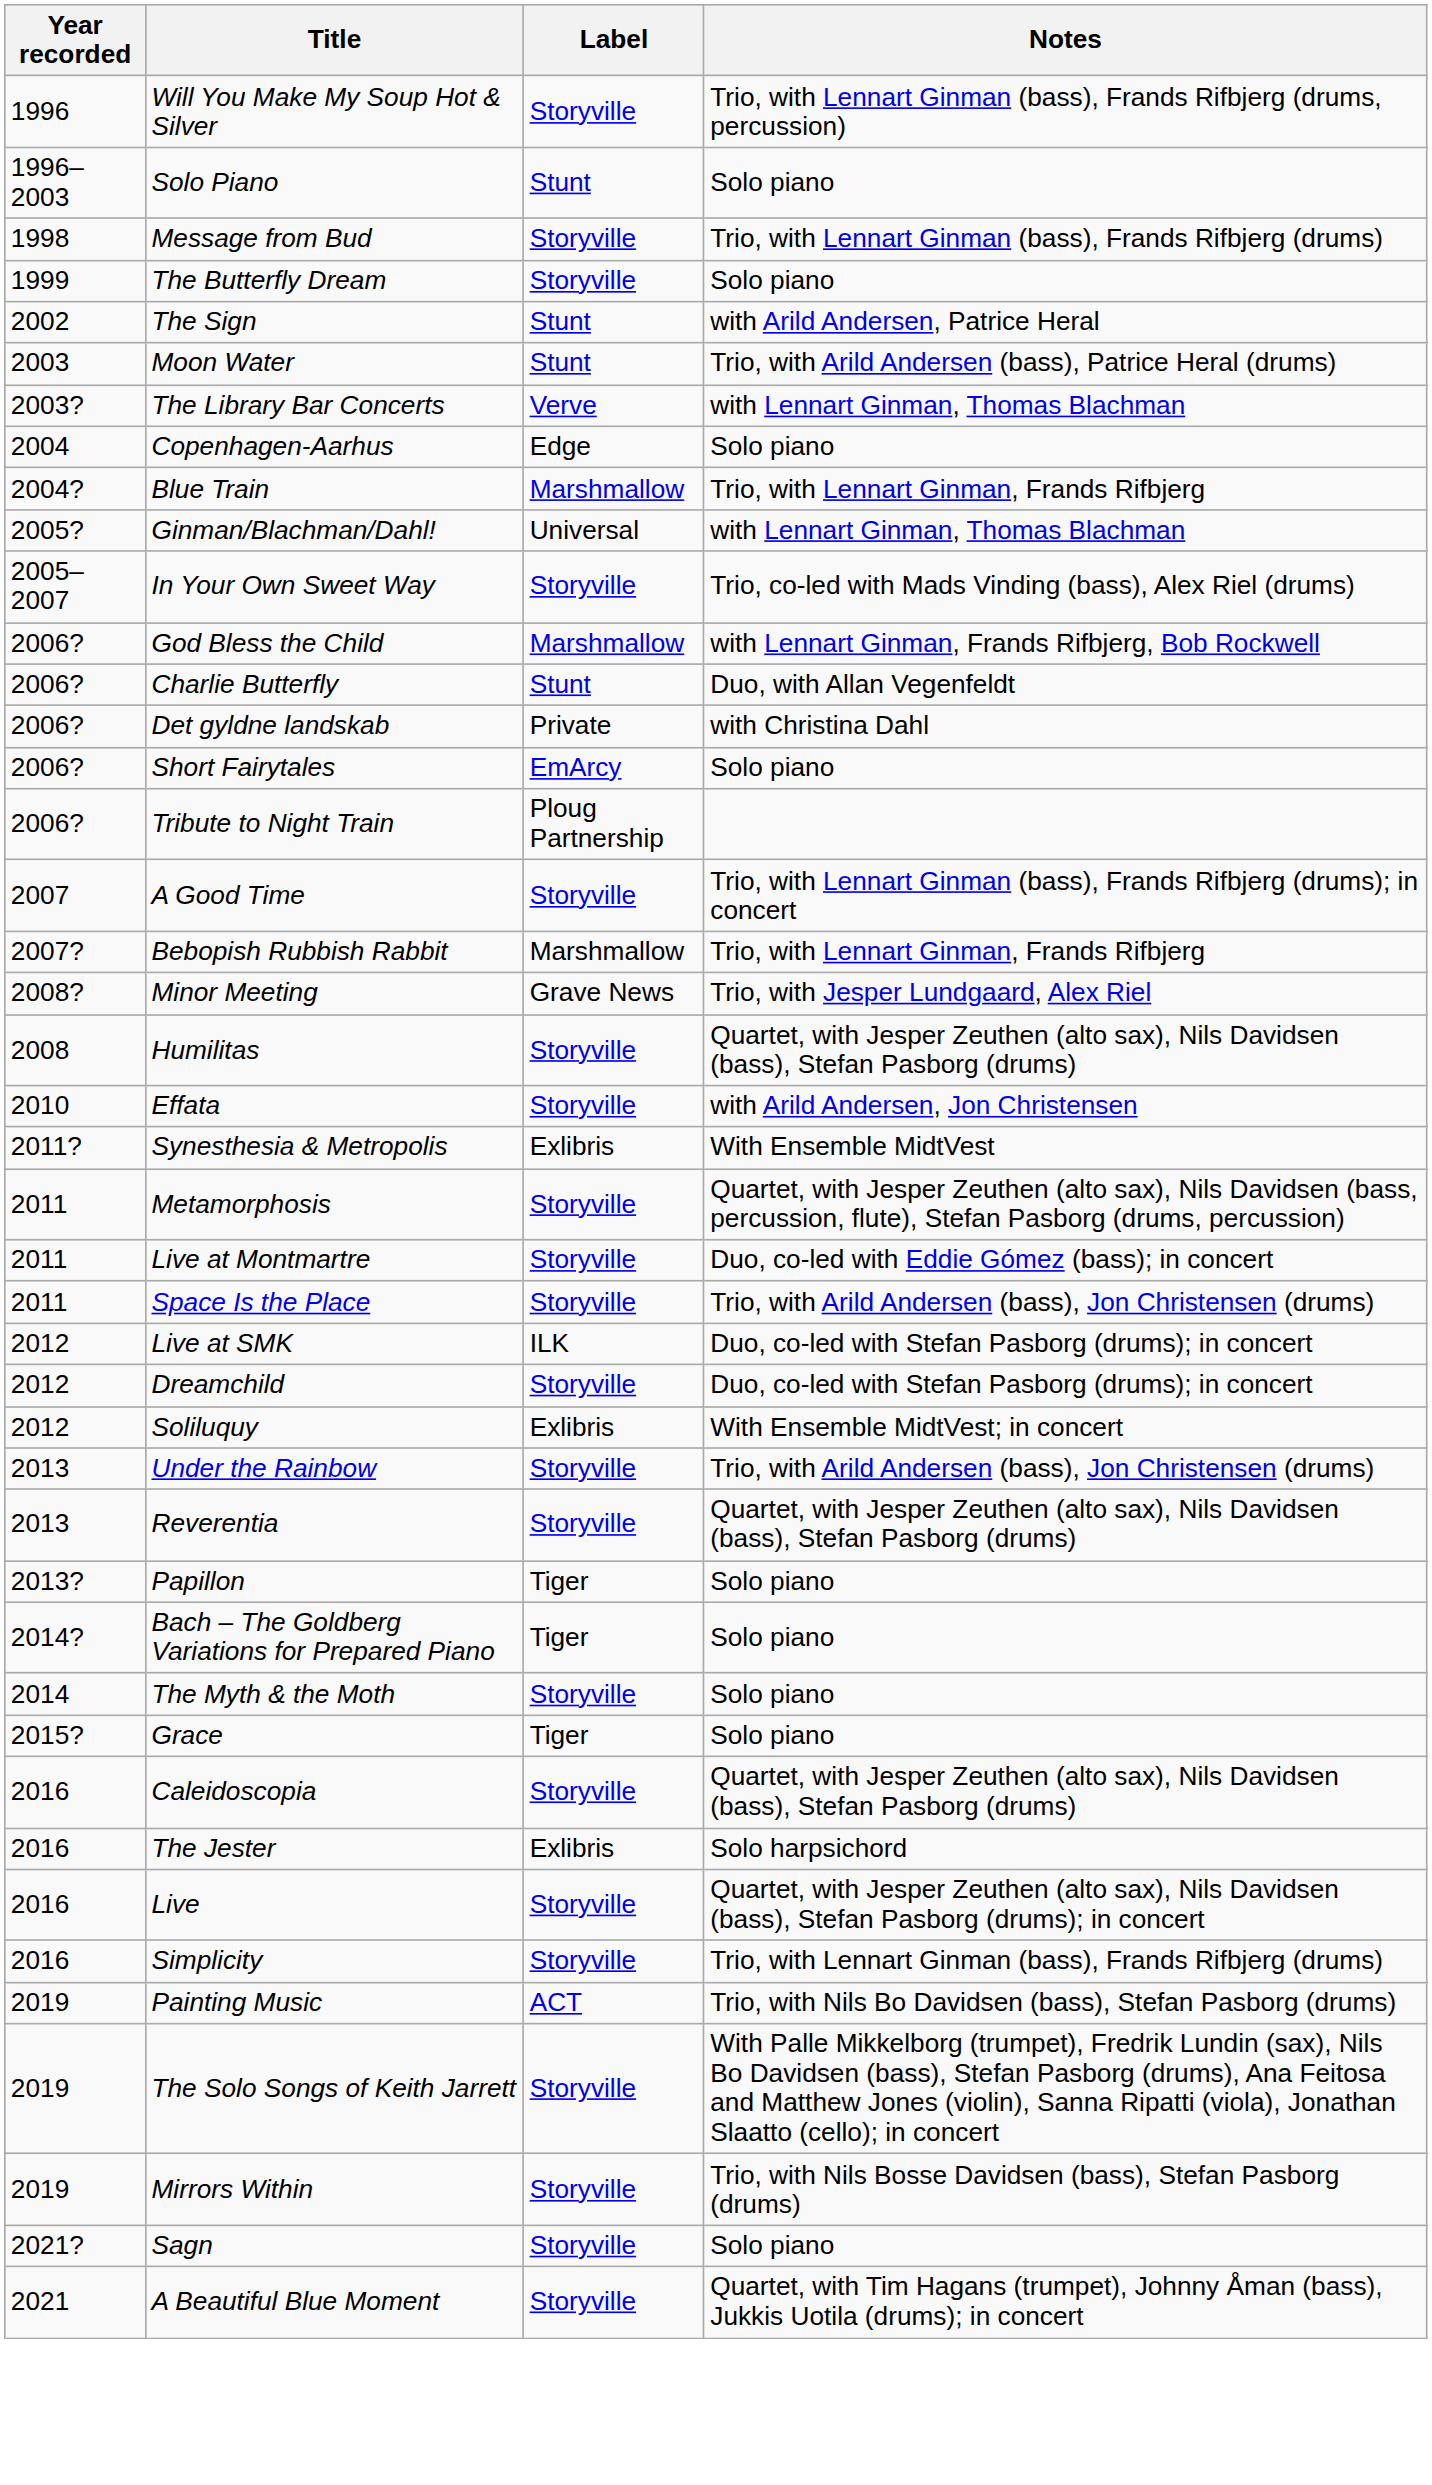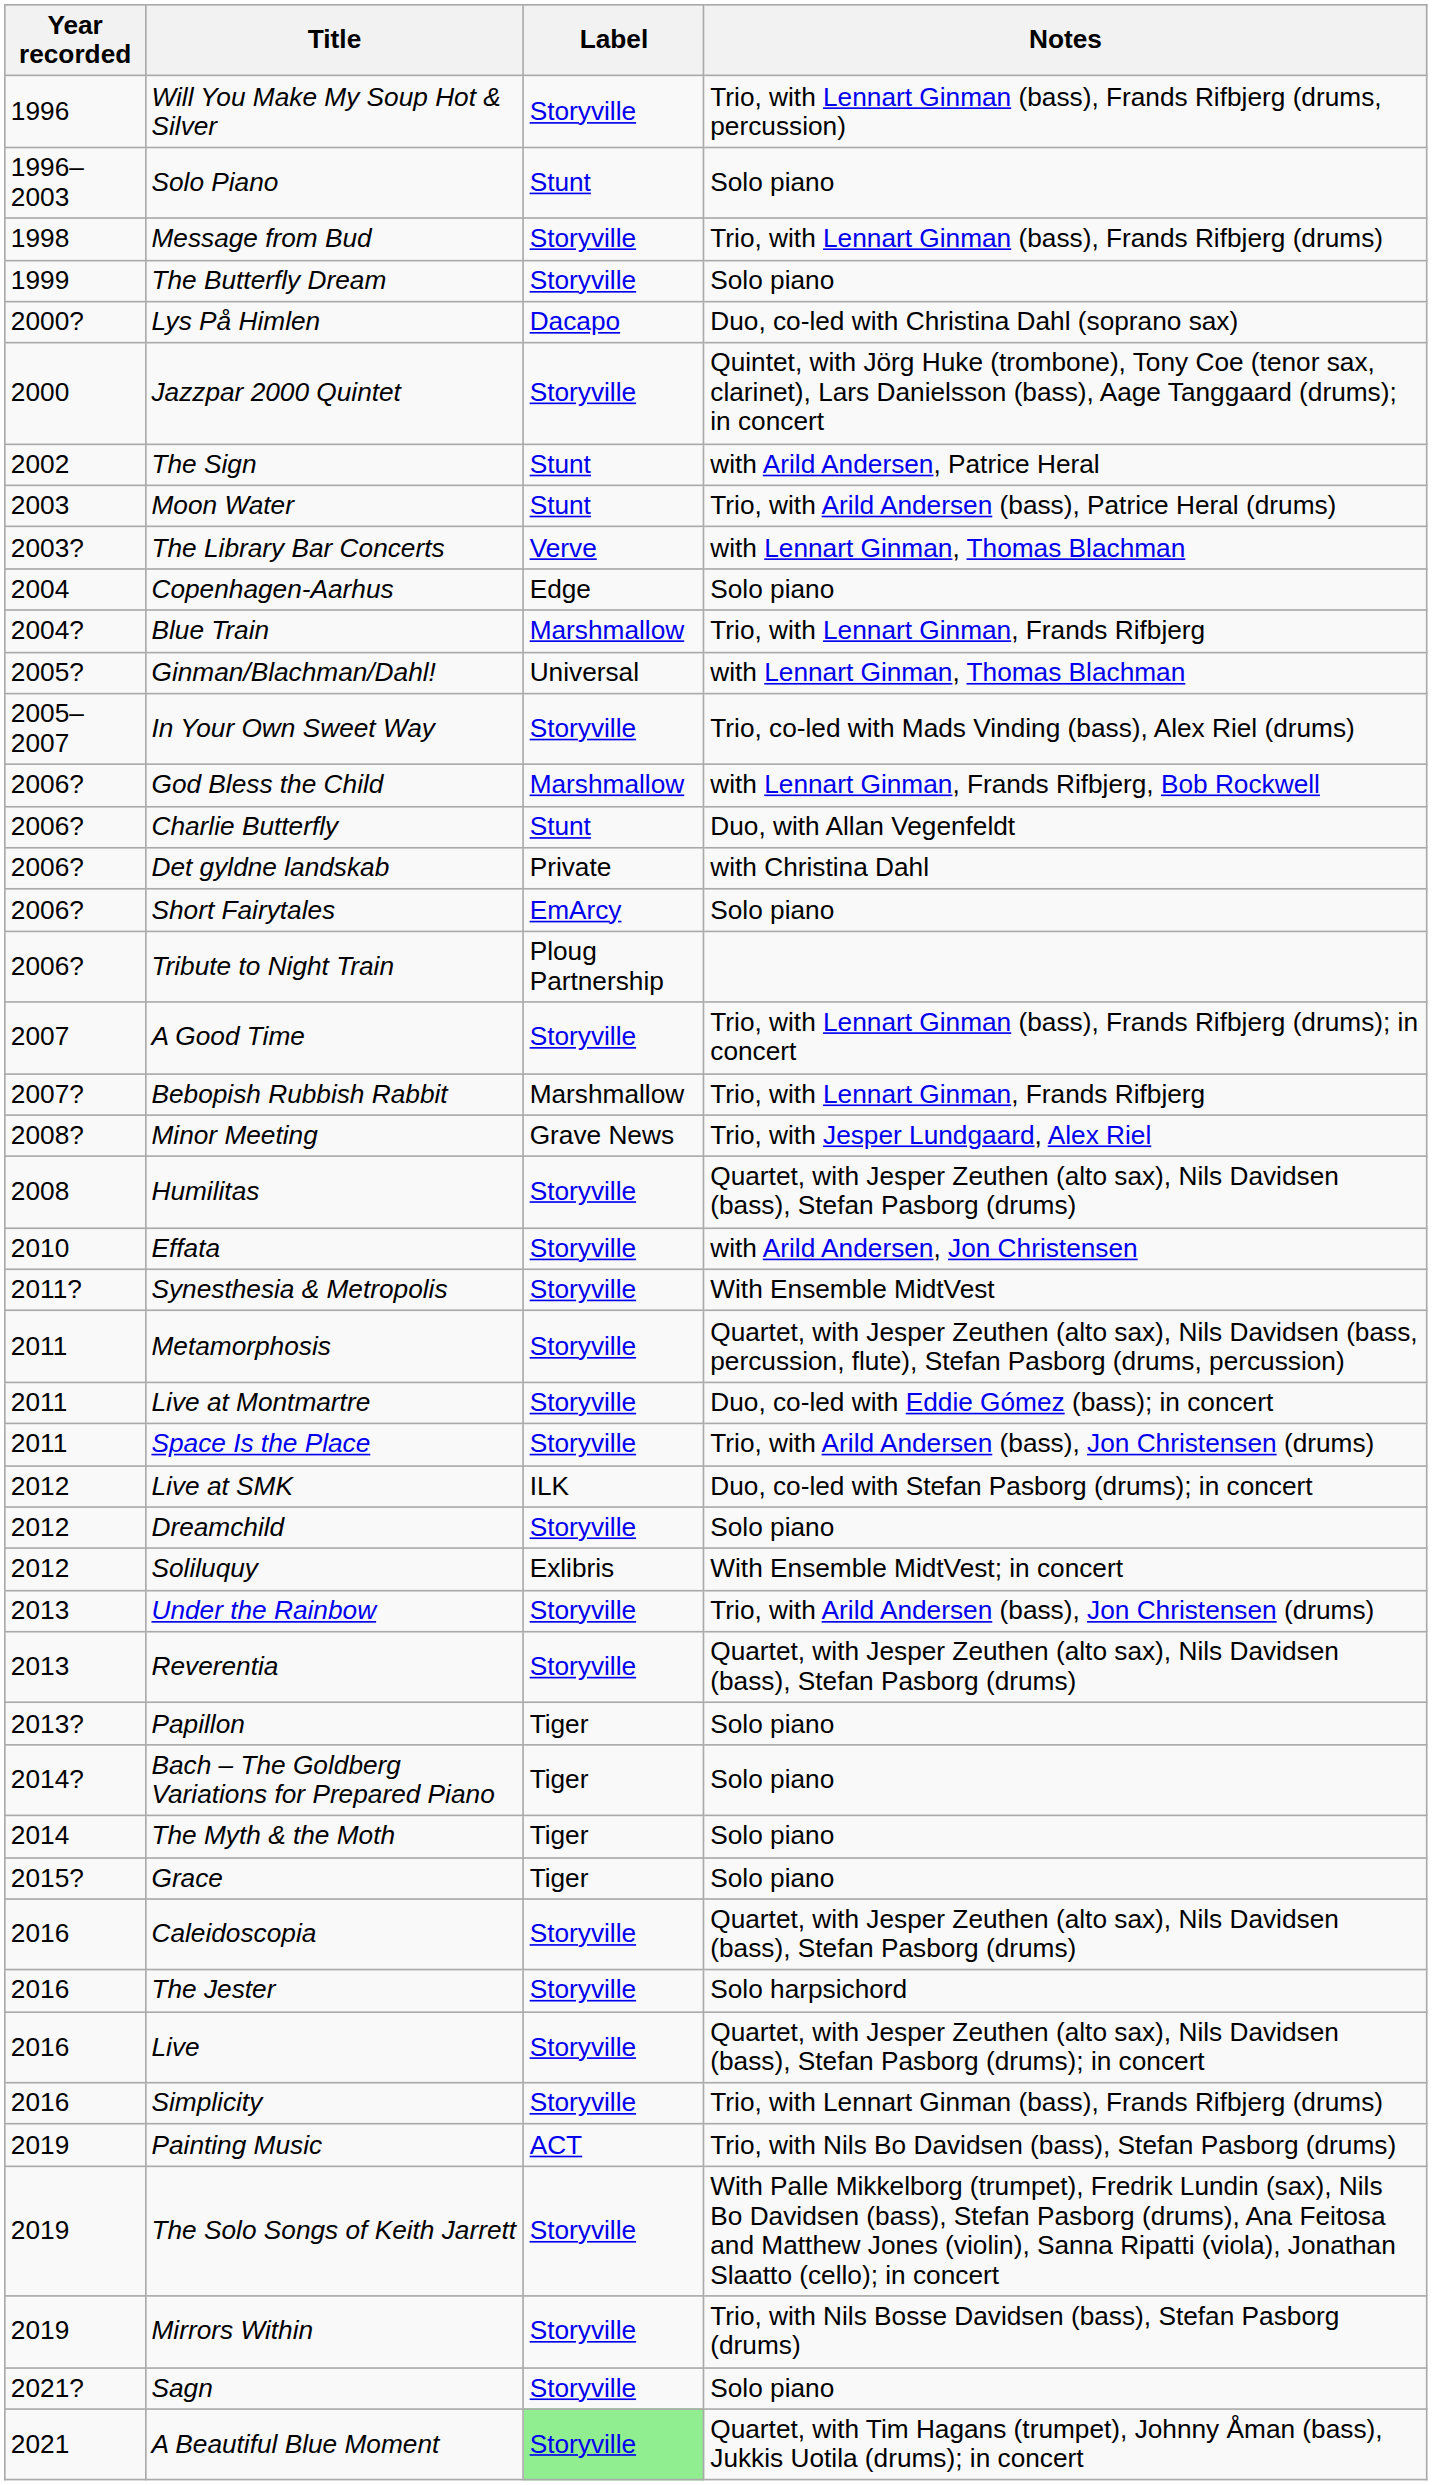+ row: (236, 321)
+ row: (276, 393)
(572, 1147) Exlibris -> (583, 1289) Storyville
(1011, 1385) Duo, co-led with Stefan Pasborg (drums); in concert -> (772, 1527) Solo piano
(583, 1693) Storyville -> (559, 1836) Tiger
(572, 1848) Exlibris -> (583, 1990) Storyville
(583, 2301) no background -> (583, 2444) lightgreen background
